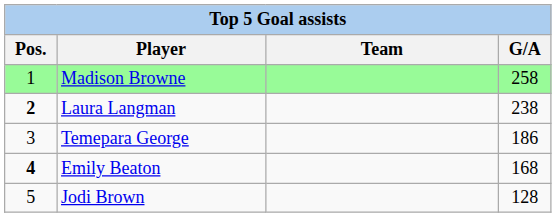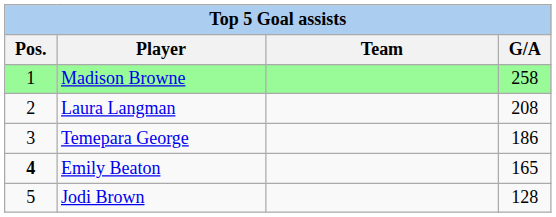(31, 108) bold -> (31, 108) normal
(525, 108) 238 -> (525, 108) 208
(525, 168) 168 -> (525, 168) 165
